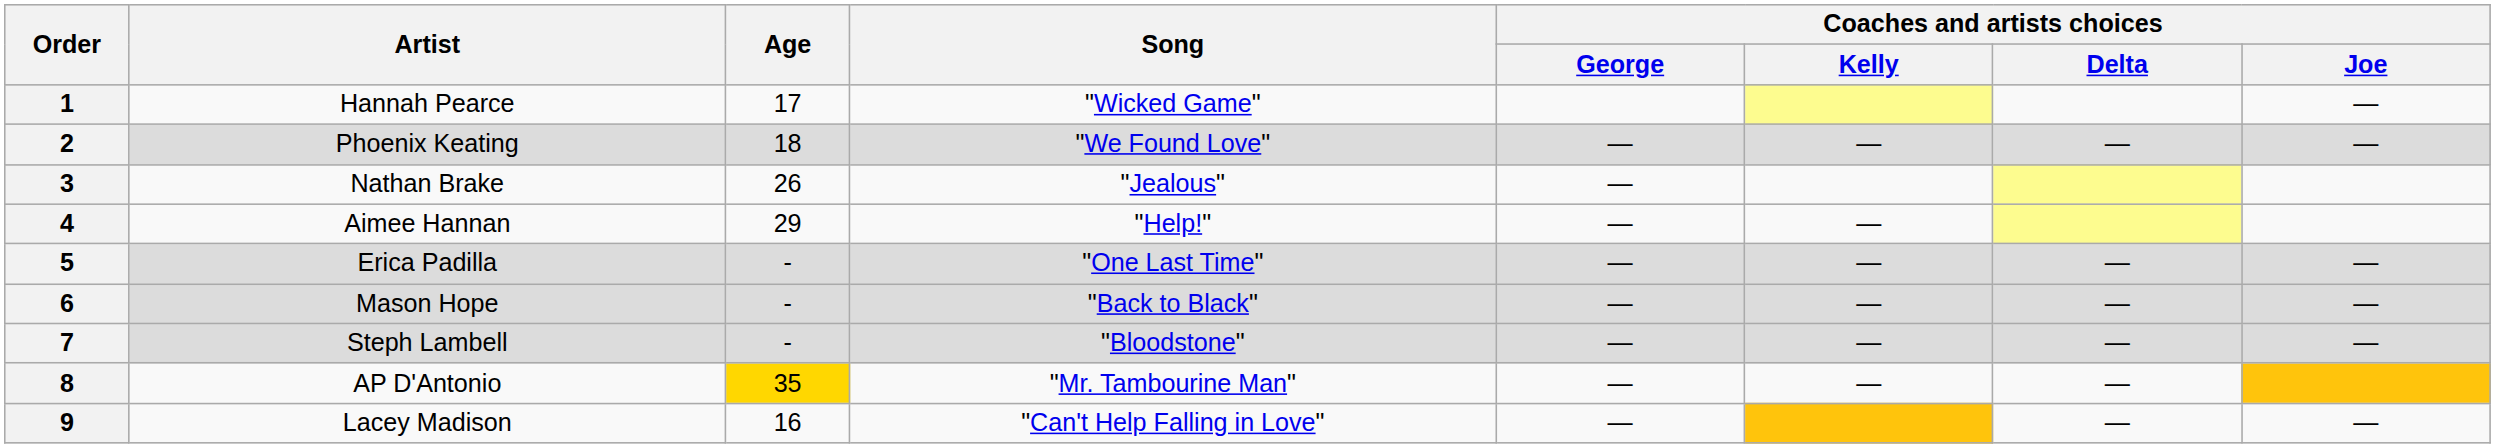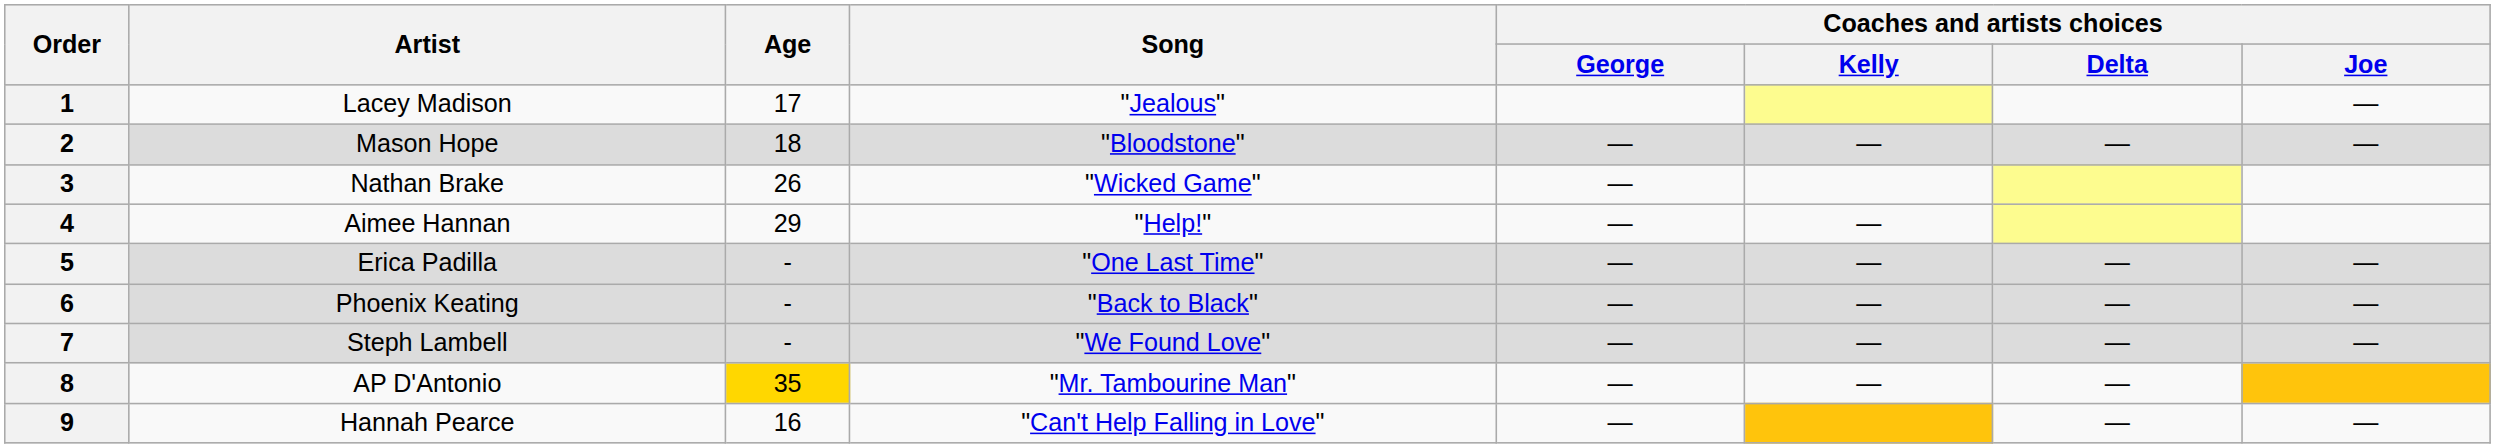(427, 104) Hannah Pearce -> (427, 104) Lacey Madison
(1173, 104) "Wicked Game" -> (1173, 104) "Jealous"
(427, 143) Phoenix Keating -> (427, 143) Mason Hope
(1173, 143) "We Found Love" -> (1173, 143) "Bloodstone"
(1173, 183) "Jealous" -> (1173, 183) "Wicked Game"
(427, 303) Mason Hope -> (427, 303) Phoenix Keating
(1173, 343) "Bloodstone" -> (1173, 343) "We Found Love"
(427, 422) Lacey Madison -> (427, 422) Hannah Pearce
